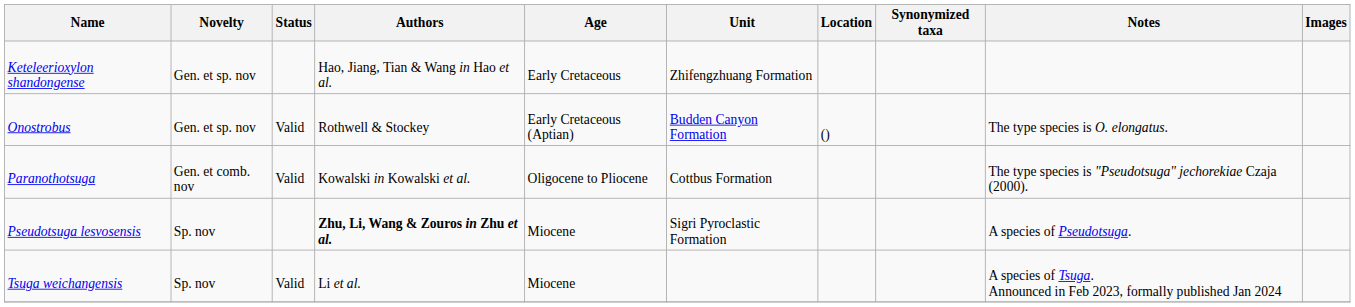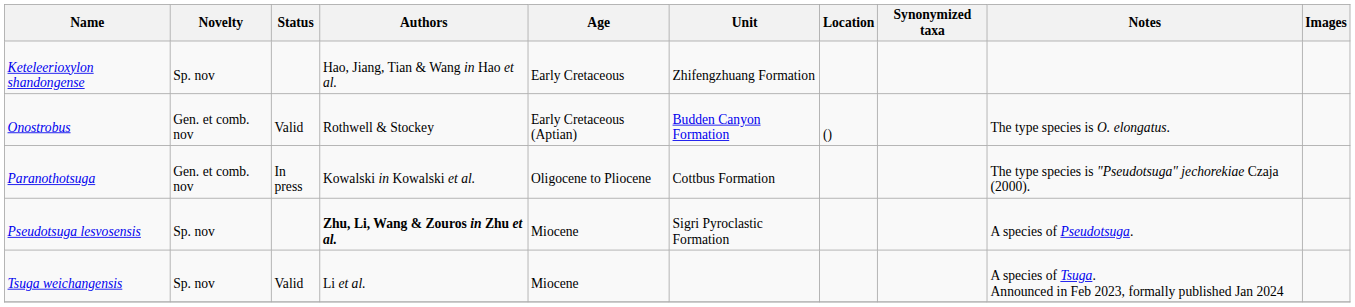(215, 75) Gen. et sp. nov -> (194, 75) Sp. nov
(215, 127) Gen. et sp. nov -> (211, 127) Gen. et comb. nov
(290, 179) Valid -> (289, 179) In press
